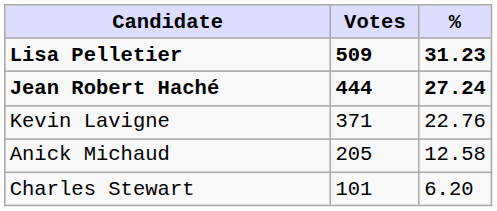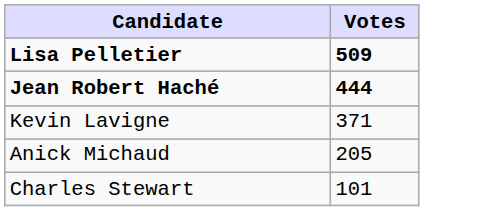- column: (455, 22)
